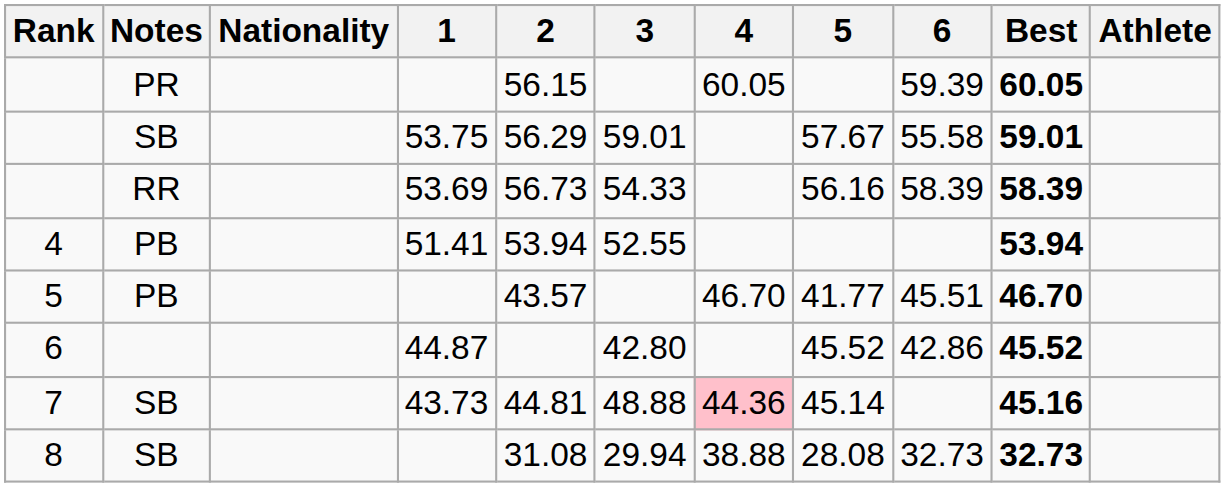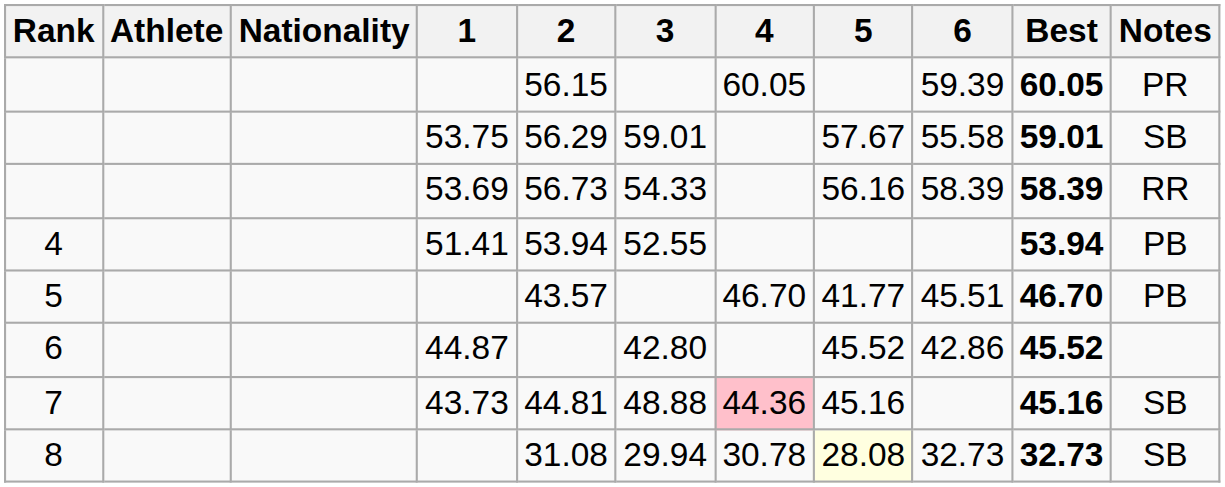columns swapped: (1155, 31) <-> (156, 31)
(843, 402) 45.14 -> (863, 402) 45.16
(744, 455) 38.88 -> (764, 455) 30.78
(843, 455) no background -> (863, 455) lightyellow background
